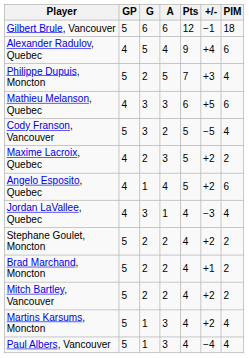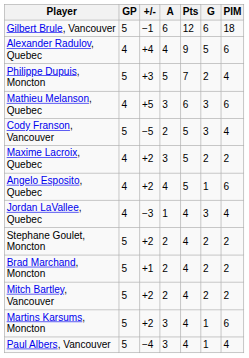columns swapped: (150, 12) <-> (211, 12)
(226, 323) 4 -> (226, 323) 6
